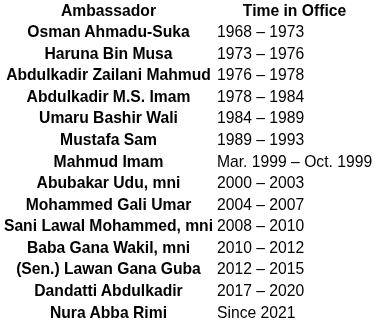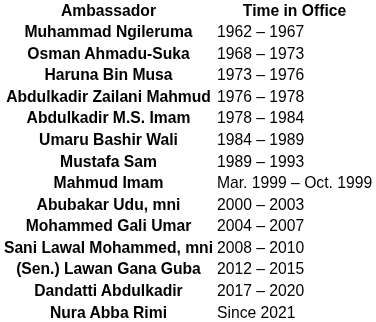+ row: (108, 32)
- row: (108, 247)
